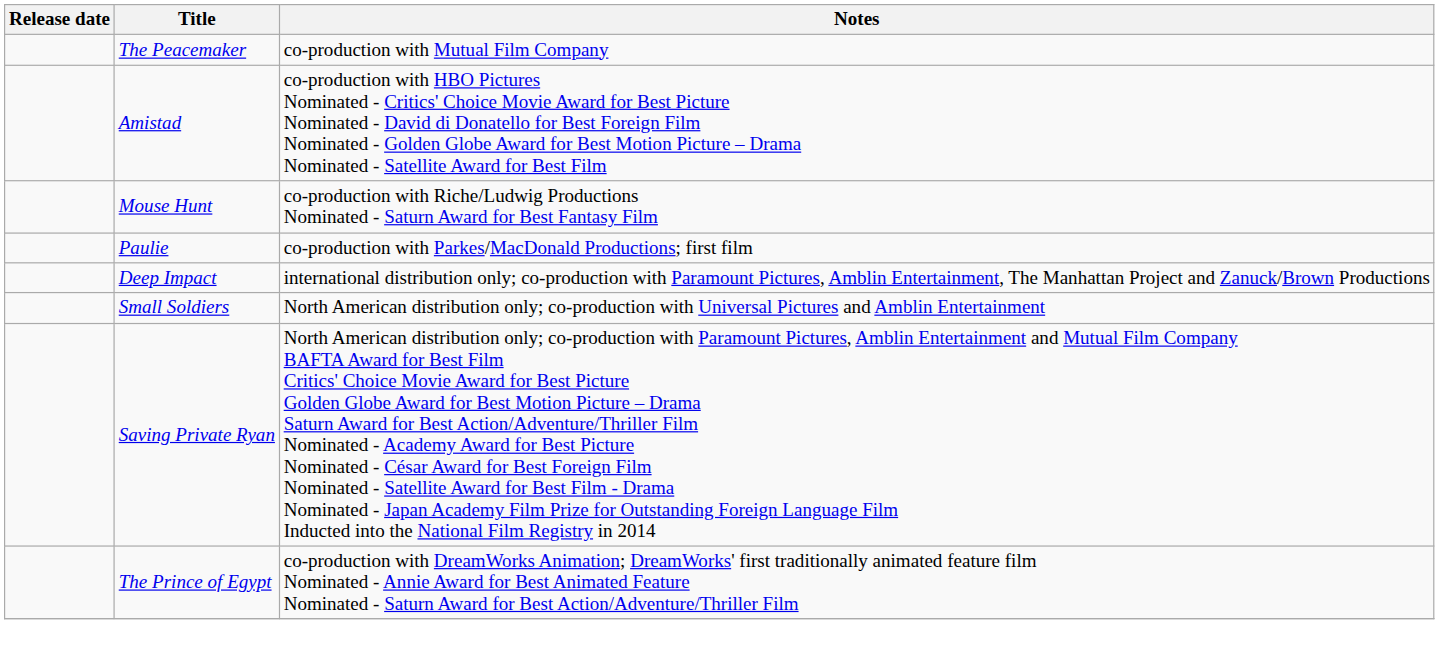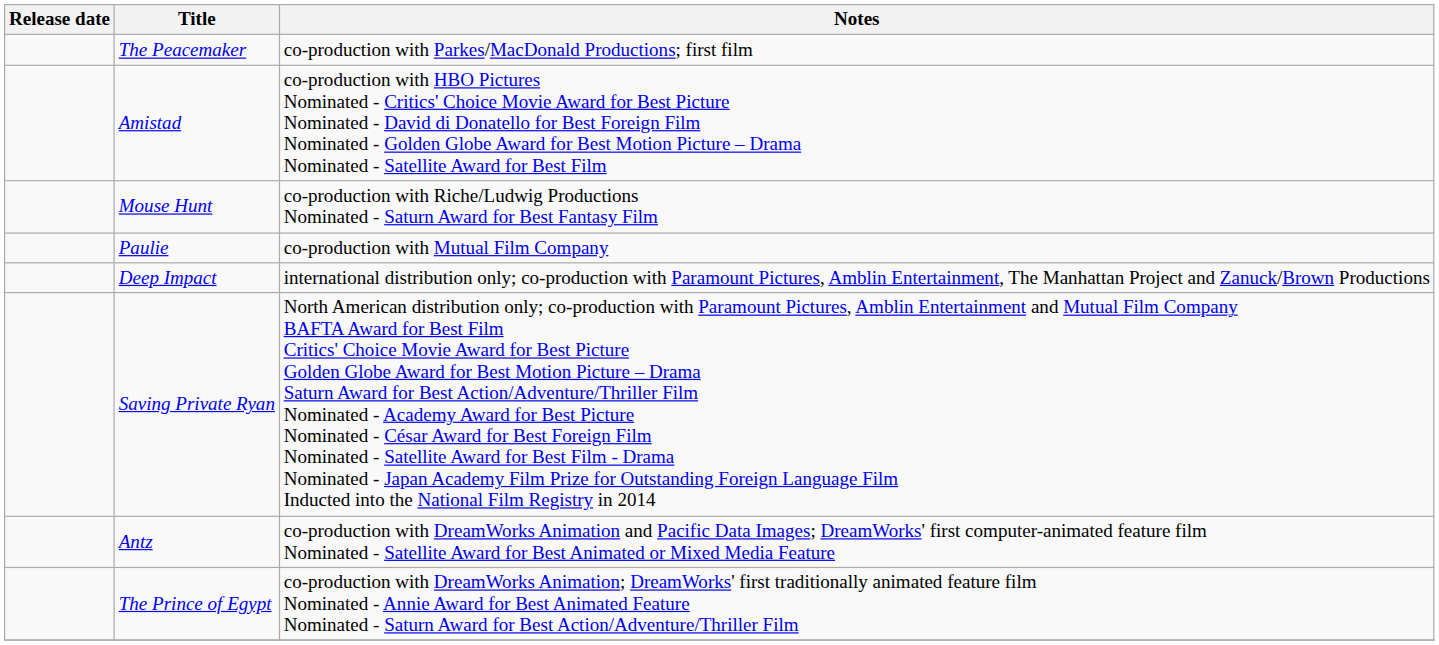(446, 49) co-production with Mutual Film Company -> (518, 49) co-production with Parkes/MacDonald Productions; first film
(518, 247) co-production with Parkes/MacDonald Productions; first film -> (446, 247) co-production with Mutual Film Company
- row: (174, 307)
+ row: (136, 541)
